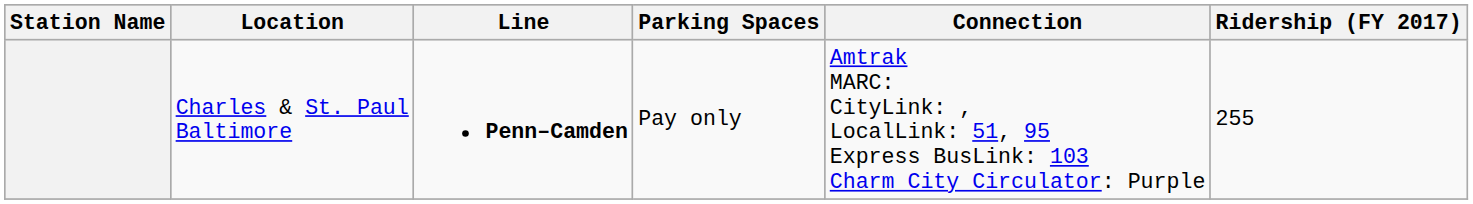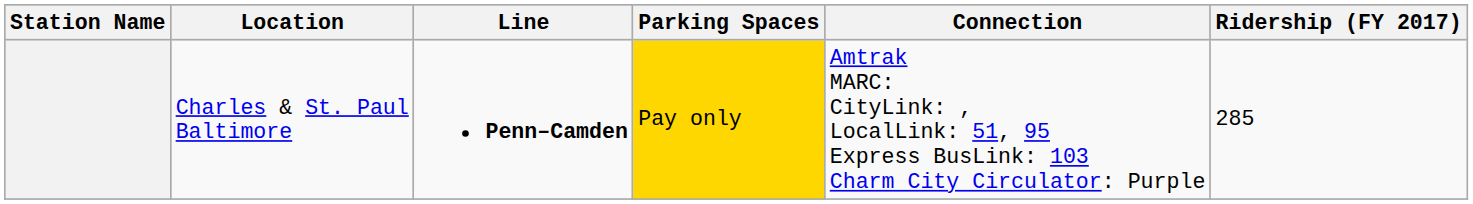(690, 120) no background -> (690, 120) gold background
(1235, 120) 255 -> (1235, 120) 285
